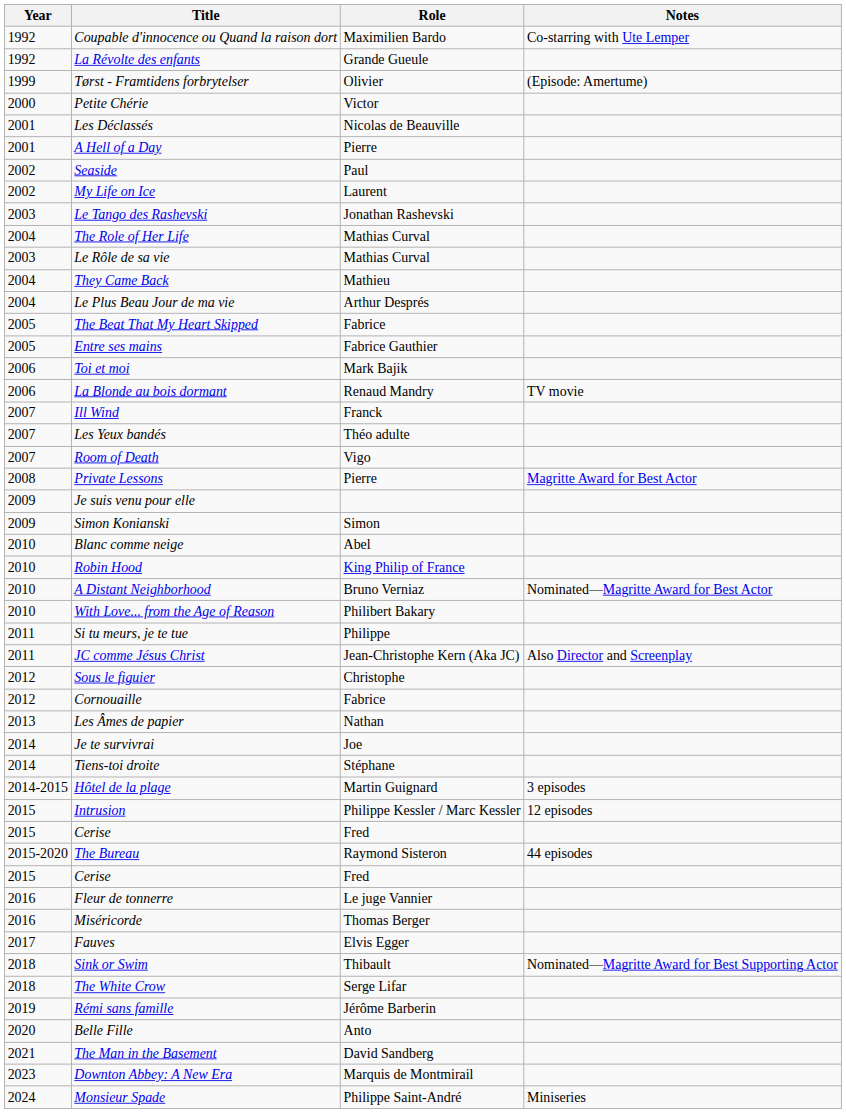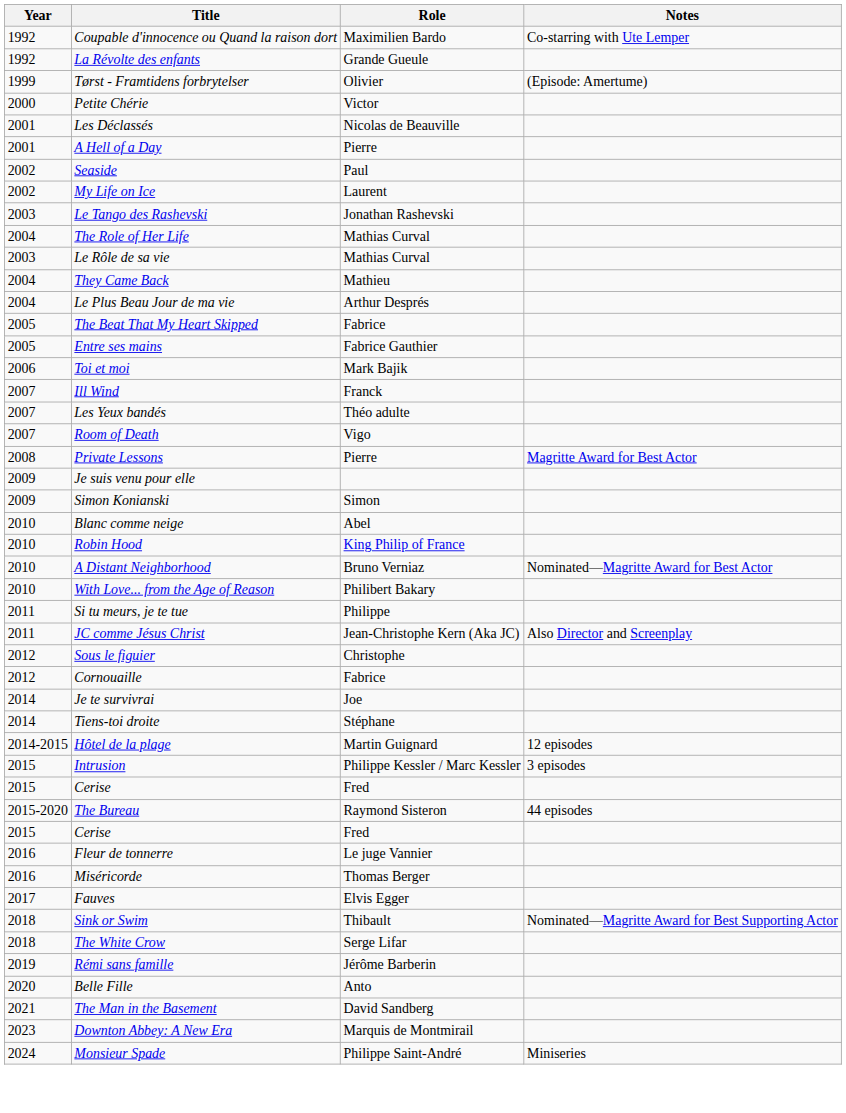- row: (151, 390)
- row: (129, 721)
(556, 788) 3 episodes -> (560, 744) 12 episodes
(560, 810) 12 episodes -> (556, 766) 3 episodes
